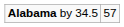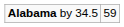(110, 13) 57 -> (110, 13) 59
